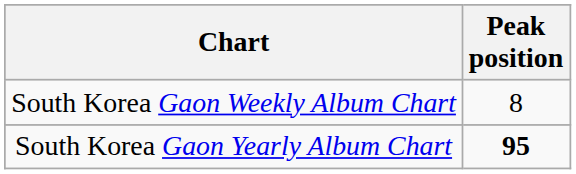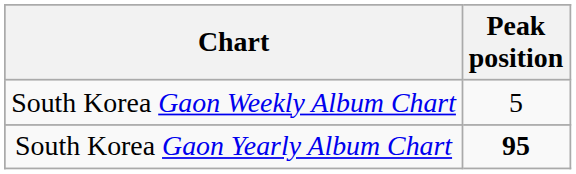(516, 102) 8 -> (516, 102) 5
